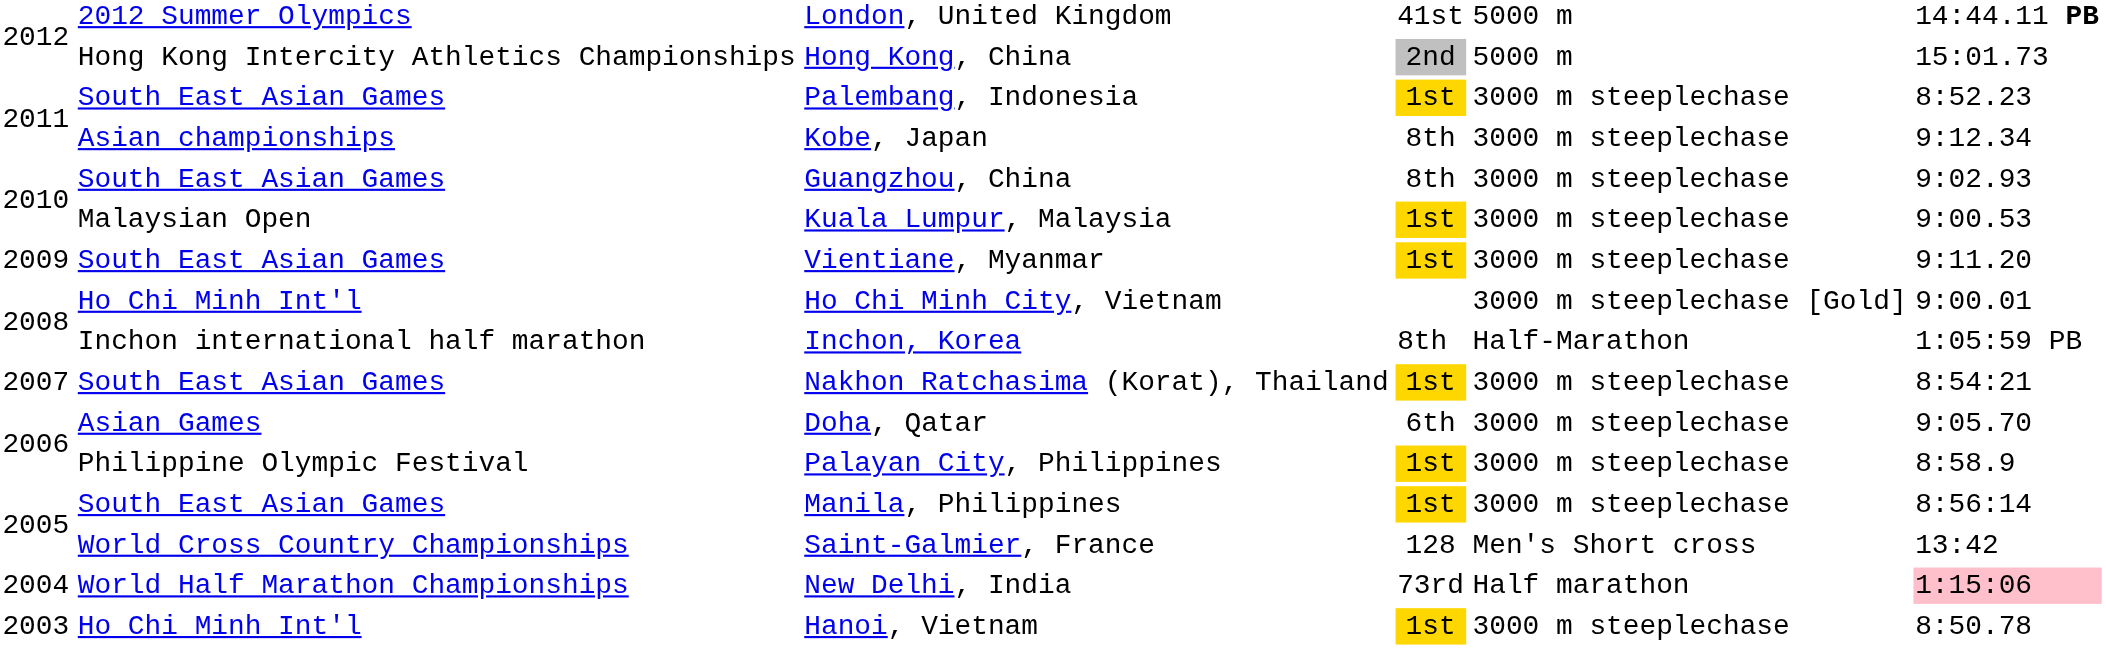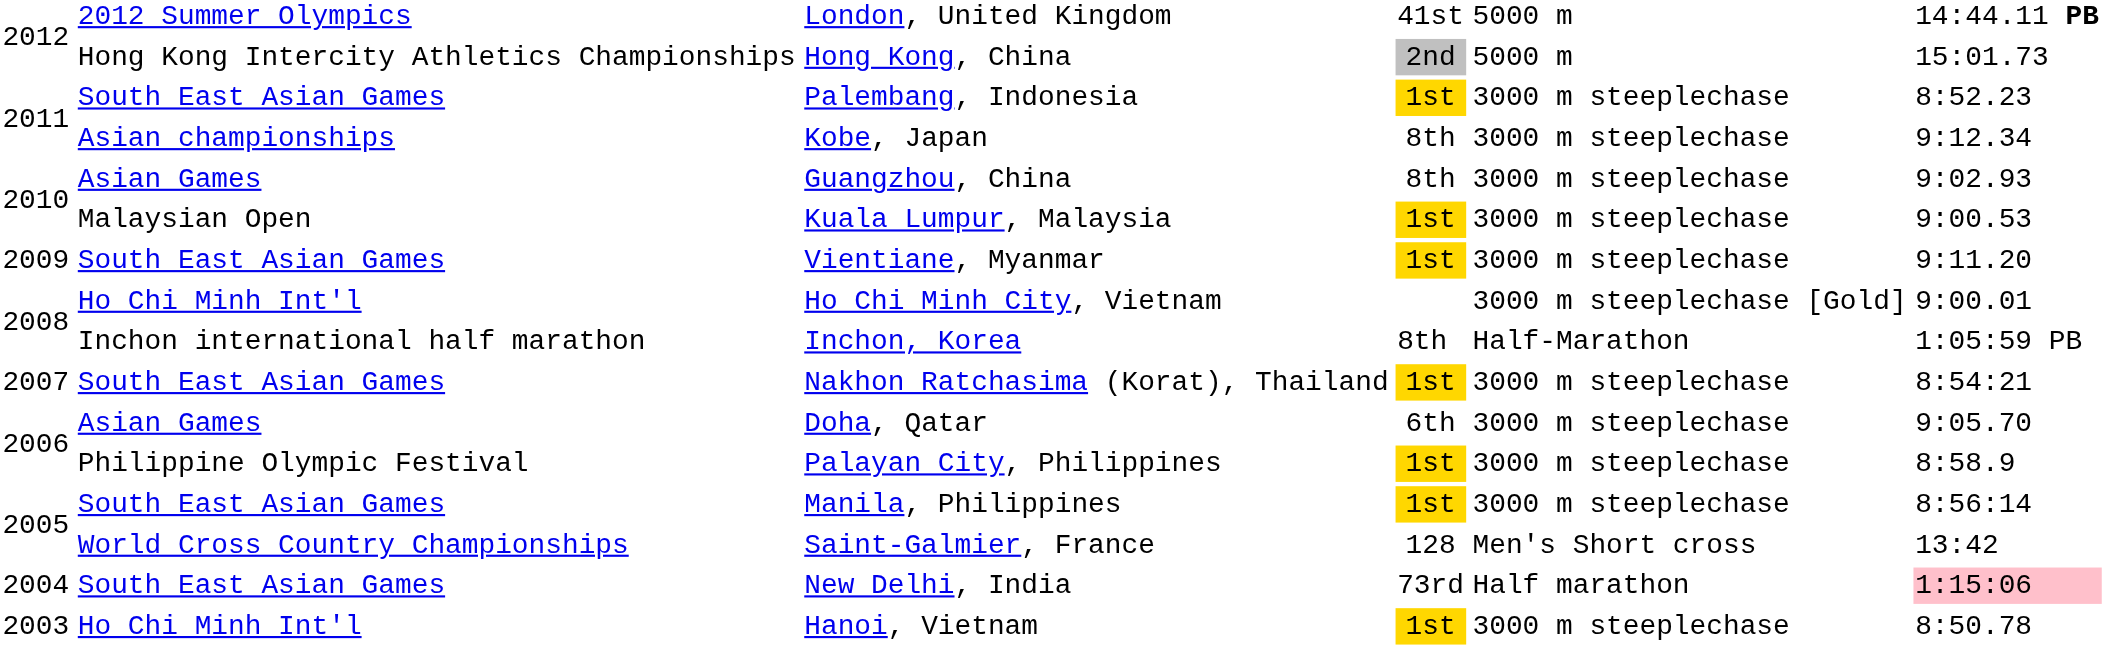(261, 179) South East Asian Games -> (170, 179) Asian Games
(353, 586) World Half Marathon Championships -> (261, 586) South East Asian Games
